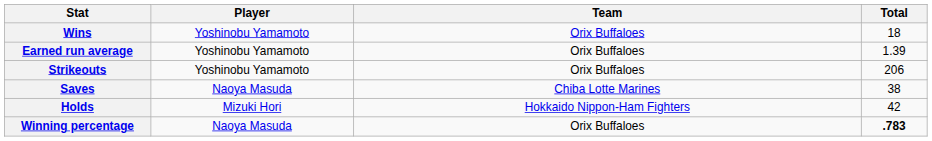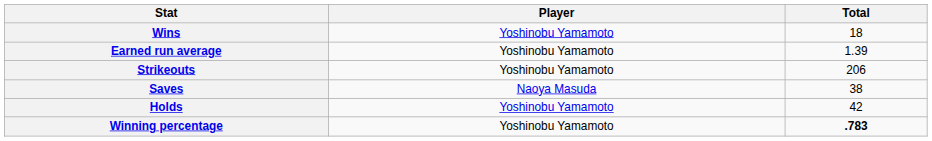- column: (607, 13)
(252, 107) Mizuki Hori -> (557, 107) Yoshinobu Yamamoto
(252, 126) Naoya Masuda -> (557, 126) Yoshinobu Yamamoto
